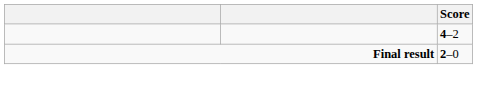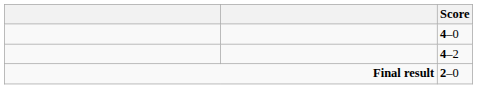+ row: (449, 34)
